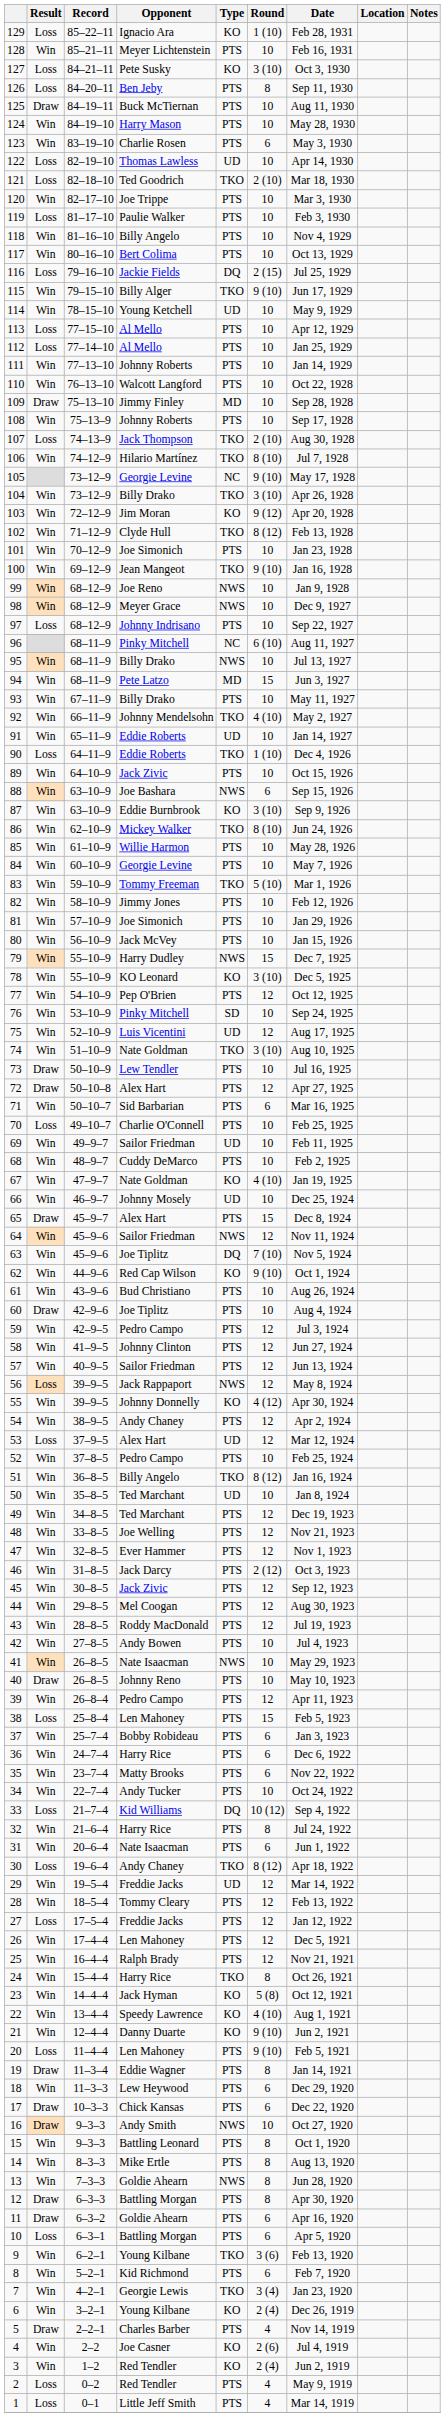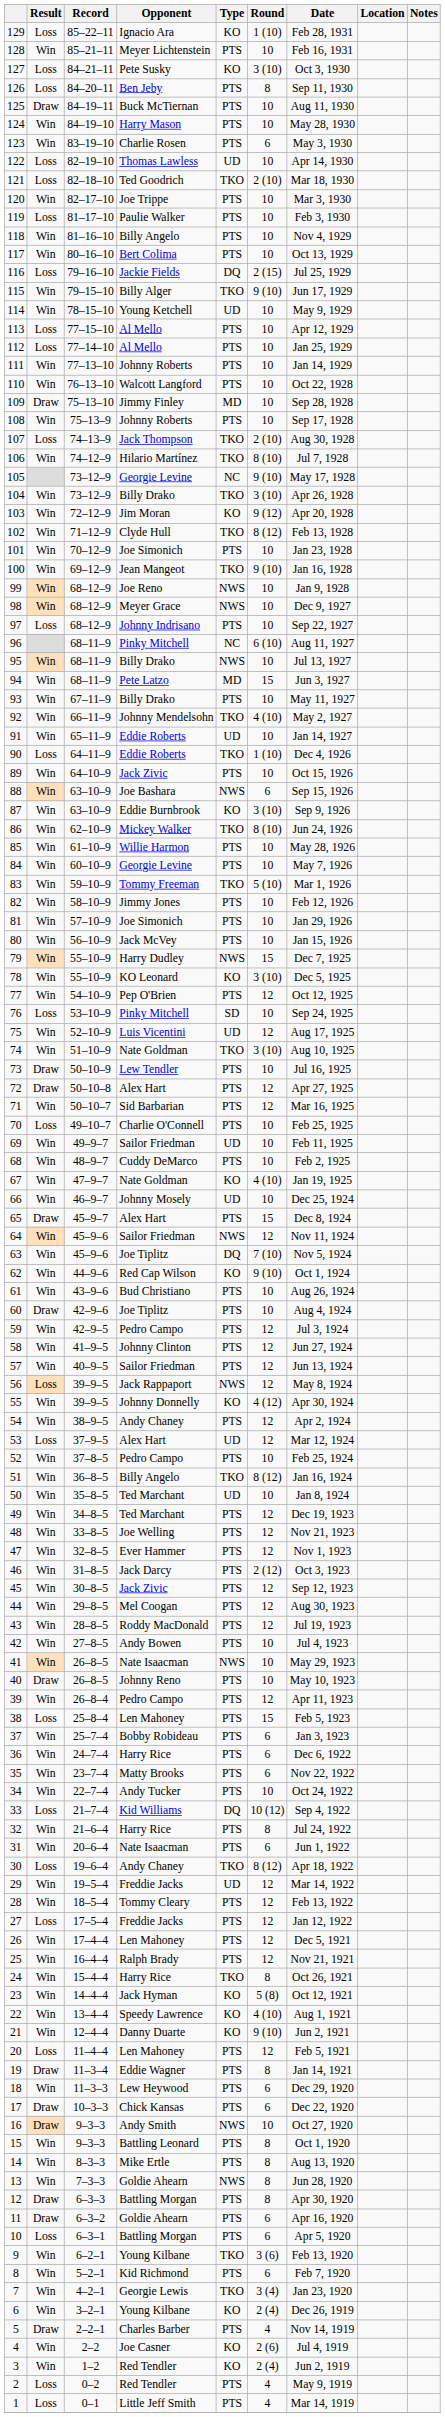(46, 1014) Win -> (46, 1014) Loss
(267, 1106) 6 -> (267, 1106) 12
(267, 2051) 9 (10) -> (267, 2051) 12
